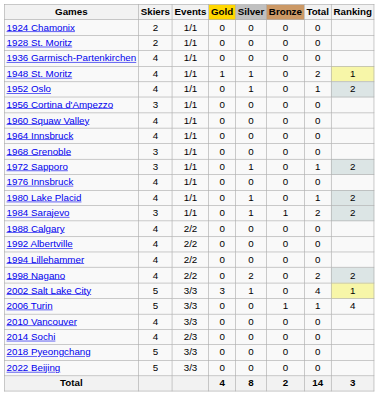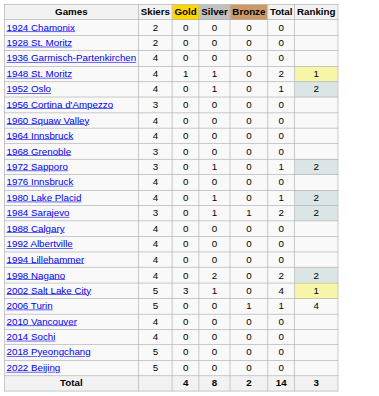- column: (191, 12)
